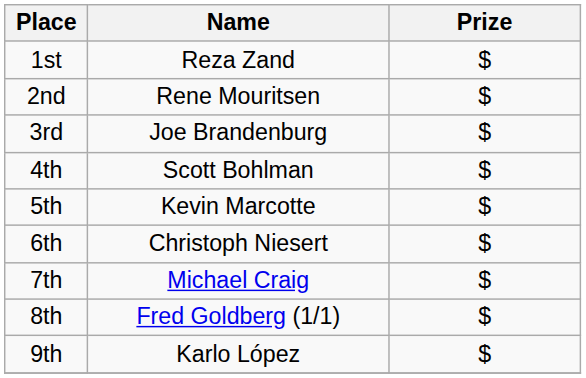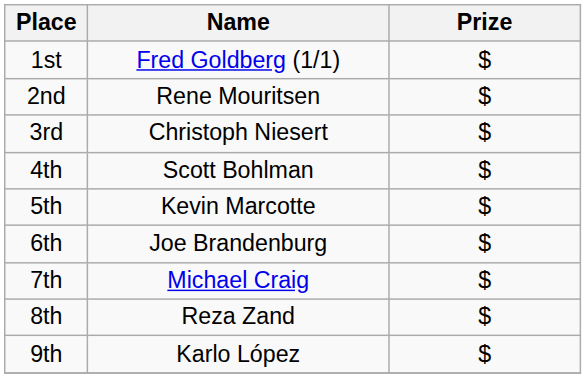(238, 59) Reza Zand -> (238, 59) Fred Goldberg (1/1)
(238, 133) Joe Brandenburg -> (238, 133) Christoph Niesert
(238, 243) Christoph Niesert -> (238, 243) Joe Brandenburg
(238, 317) Fred Goldberg (1/1) -> (238, 317) Reza Zand
